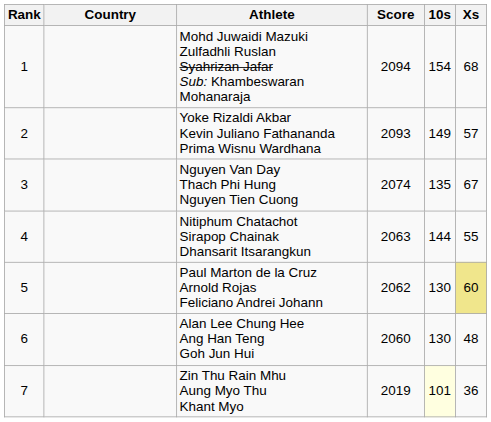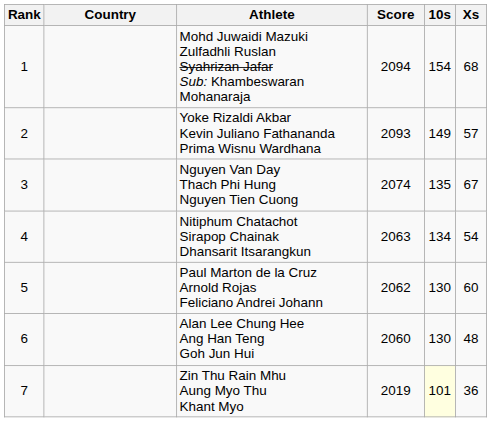(440, 236) 144 -> (440, 236) 134
(471, 236) 55 -> (471, 236) 54
(471, 288) khaki background -> (471, 288) no background
